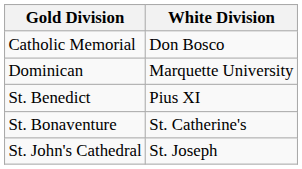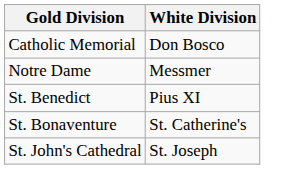- row: (46, 71)
+ row: (50, 71)
